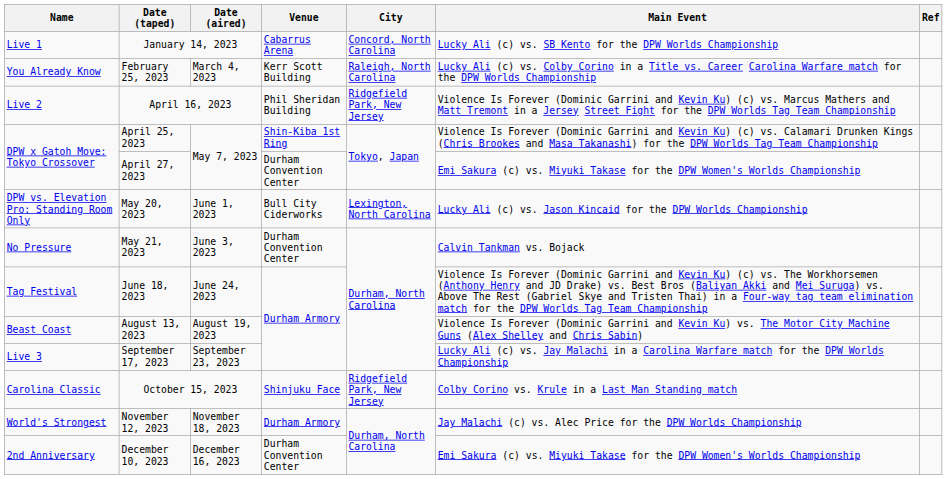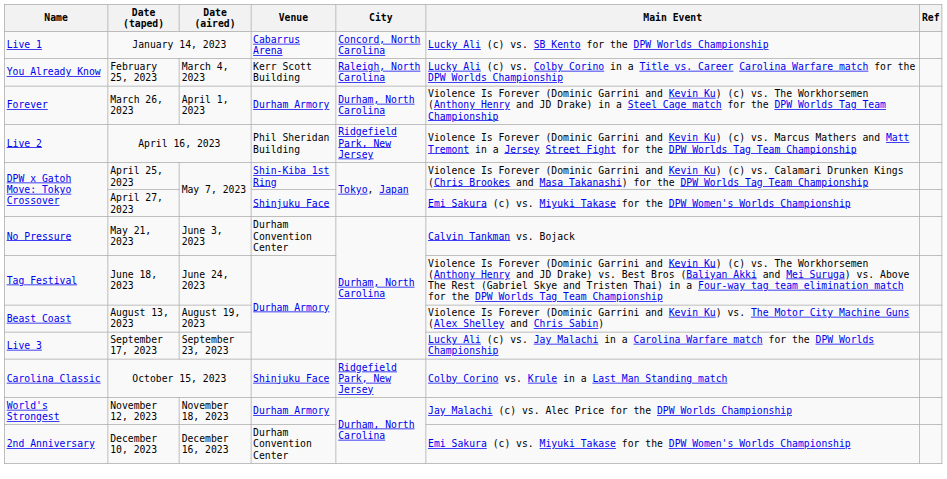+ row: (137, 105)
(293, 171) Durham Convention Center -> (291, 203) Shinjuku Face
- row: (142, 209)
